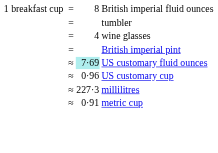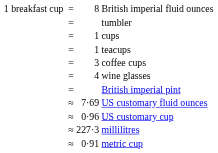+ row: (110, 36)
+ row: (116, 49)
+ row: (124, 63)
(90, 63) paleturquoise background -> (90, 103) no background
